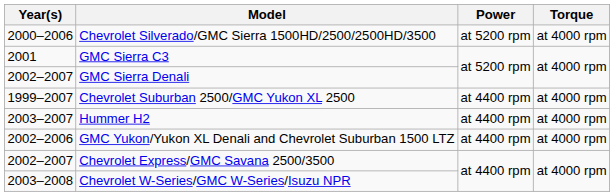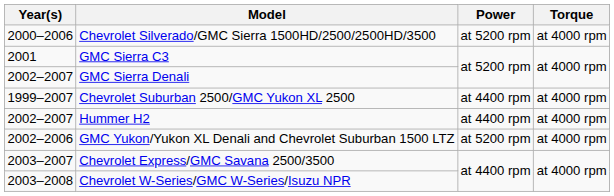(40, 118) 2003–2007 -> (40, 118) 2002–2007
(496, 139) at 4400 rpm -> (496, 139) at 5200 rpm
(40, 160) 2002–2007 -> (40, 160) 2003–2007
